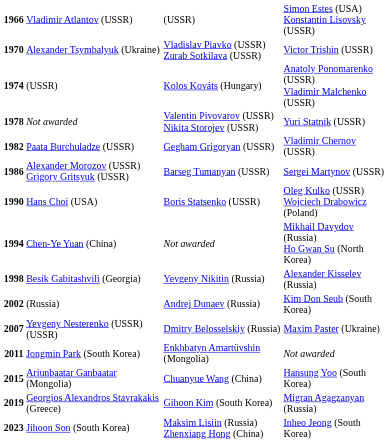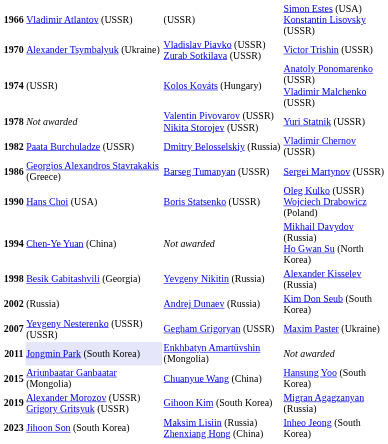(219, 146) Gegham Grigoryan (USSR) -> (222, 146) Dmitry Belosselskiy (Russia)
(83, 171) Alexander Morozov (USSR) Grigory Gritsyuk (USSR) -> (92, 171) Georgios Alexandros Stavrakakis (Greece)
(222, 329) Dmitry Belosselskiy (Russia) -> (219, 329) Gegham Grigoryan (USSR)
(83, 353) no background -> (83, 353) lavender background
(92, 403) Georgios Alexandros Stavrakakis (Greece) -> (83, 403) Alexander Morozov (USSR) Grigory Gritsyuk (USSR)
